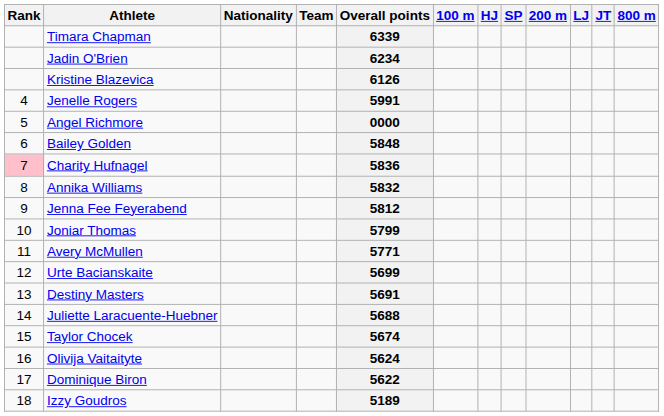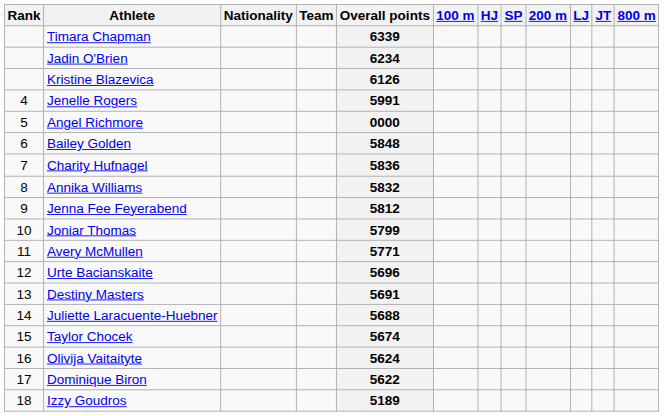(24, 165) pink background -> (24, 165) no background
(385, 272) 5699 -> (385, 272) 5696
